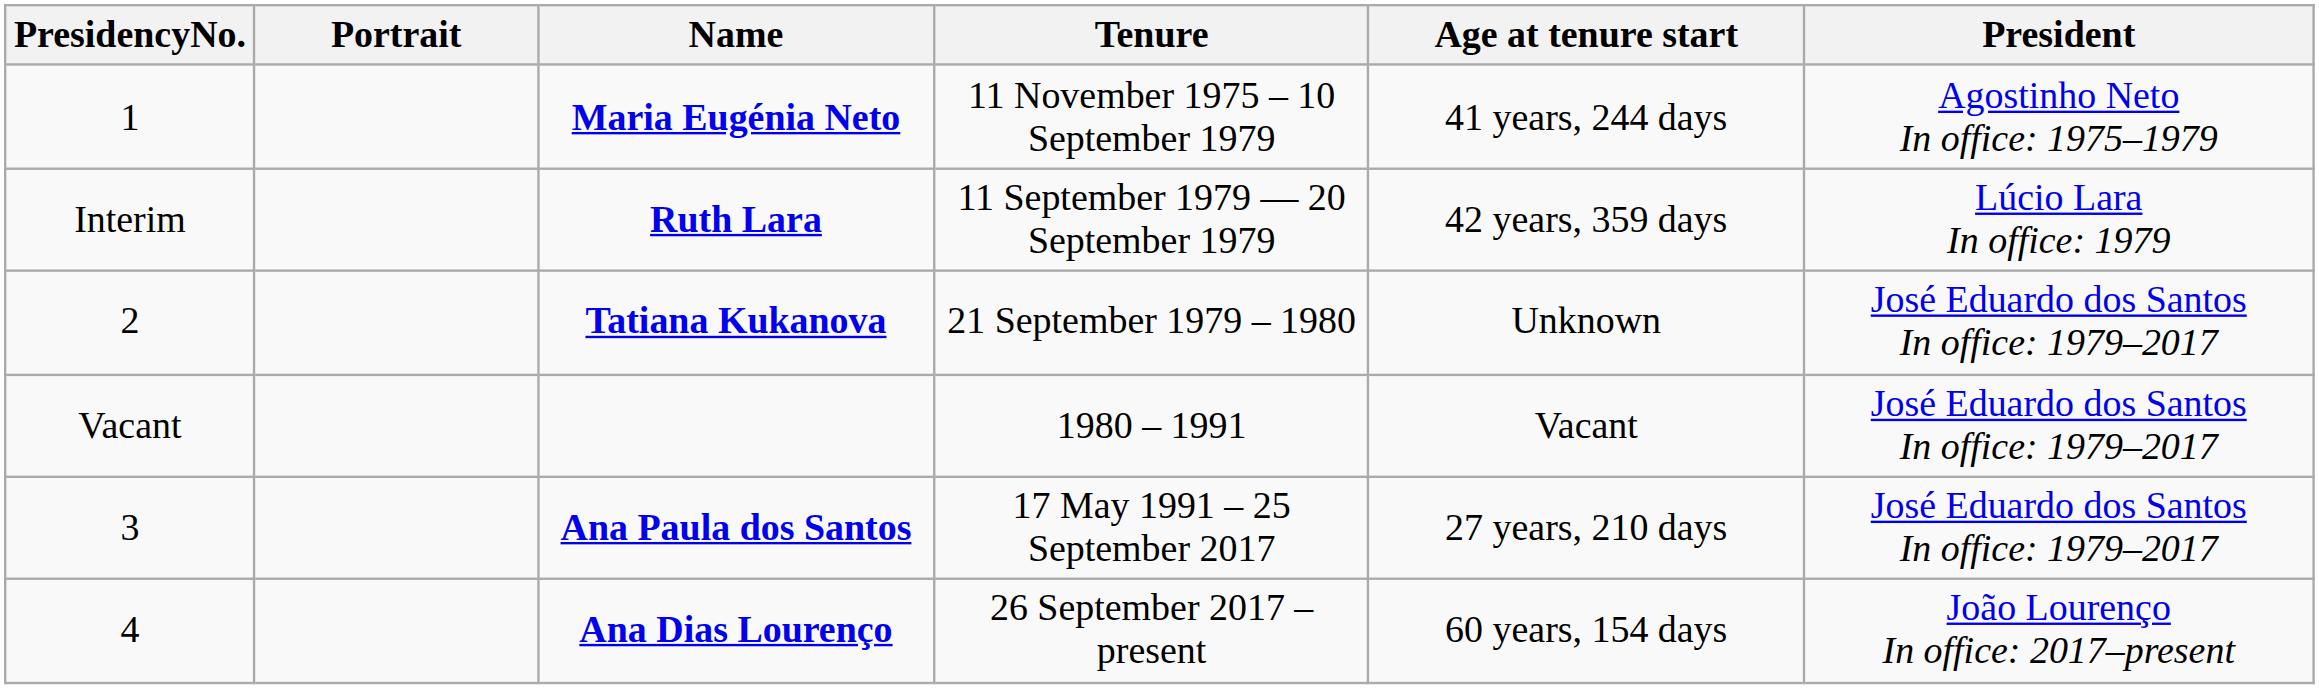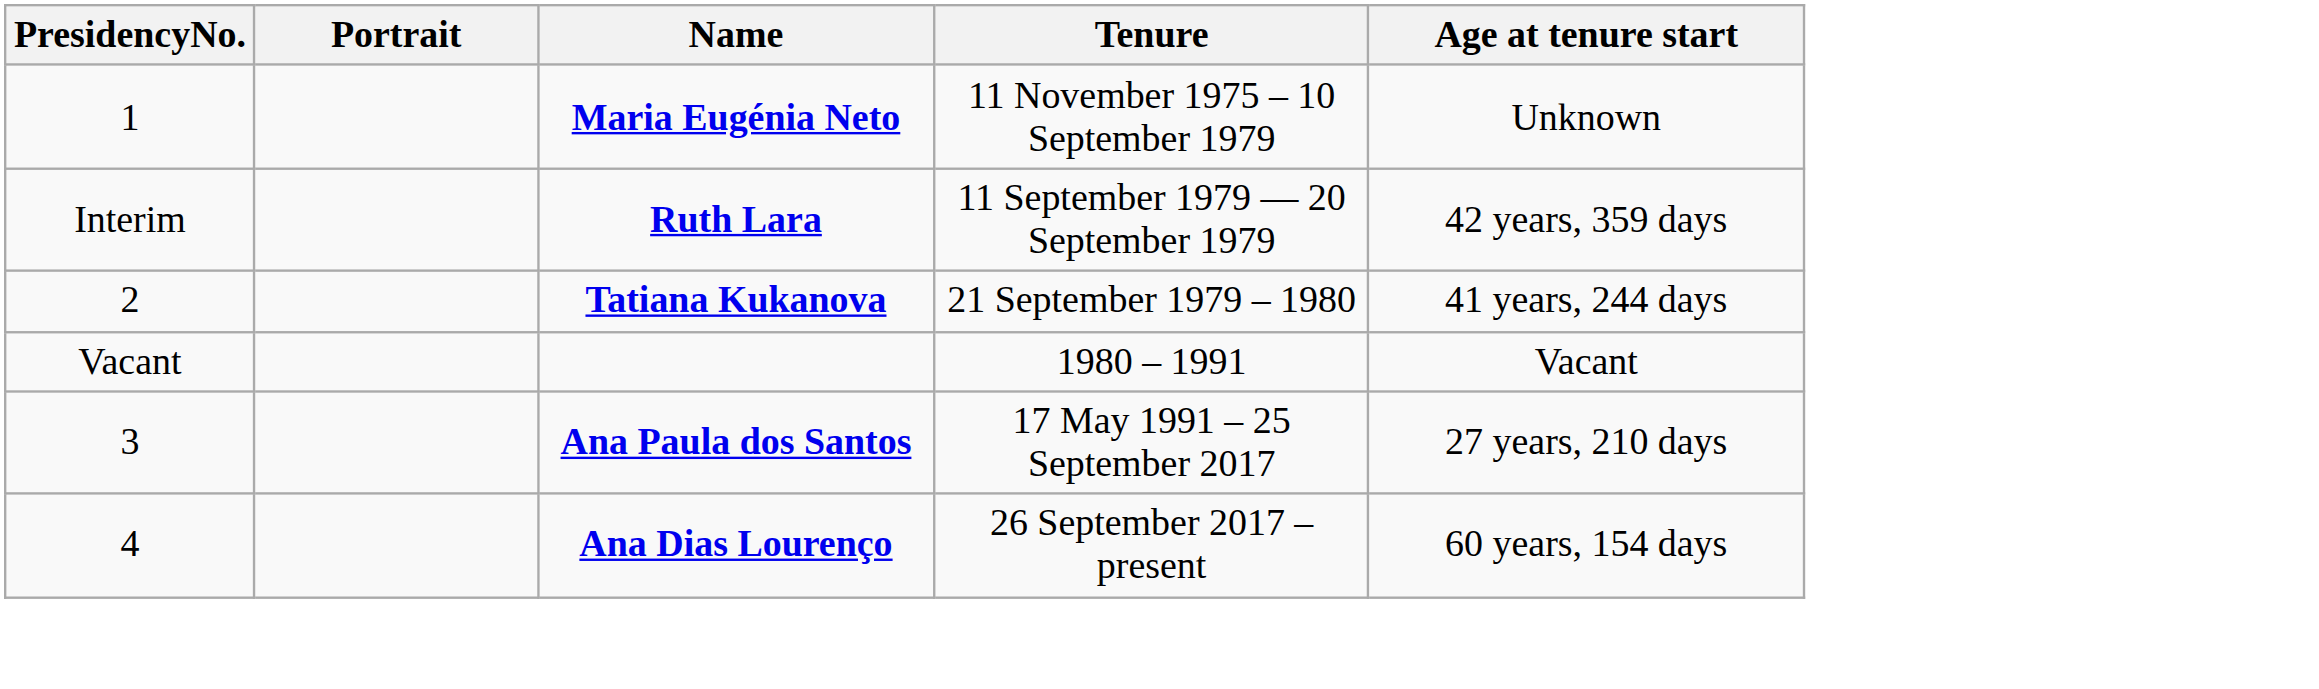- column: (2059, 34)
(1586, 116) 41 years, 244 days -> (1586, 116) Unknown
(1586, 321) Unknown -> (1586, 300) 41 years, 244 days
